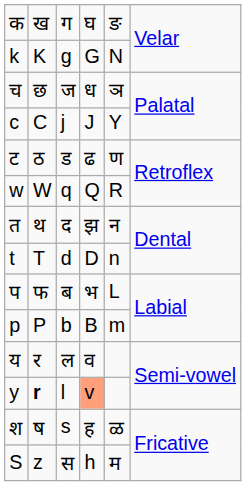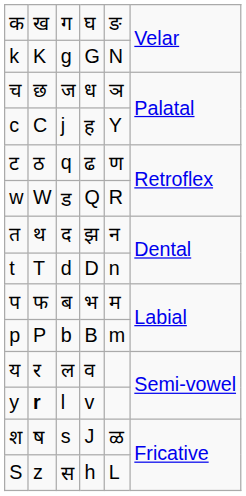(89, 123) J -> (90, 127) ह
(66, 158) ड -> (66, 162) q
(66, 190) q -> (66, 199) ड
(114, 291) L -> (115, 303) म
(89, 392) lightsalmon background -> (89, 402) no background
(90, 427) ह -> (89, 436) J
(115, 463) म -> (114, 472) L
